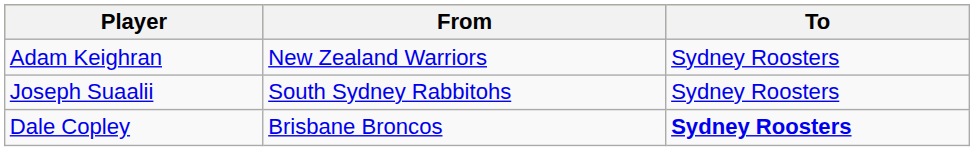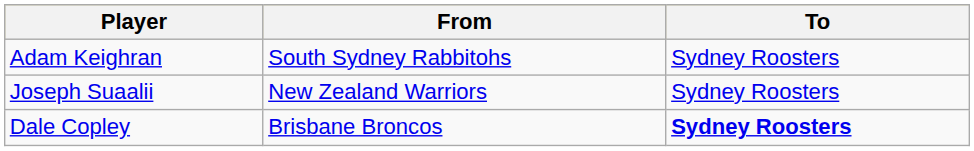(378, 57) New Zealand Warriors -> (390, 57) South Sydney Rabbitohs
(390, 92) South Sydney Rabbitohs -> (378, 92) New Zealand Warriors
